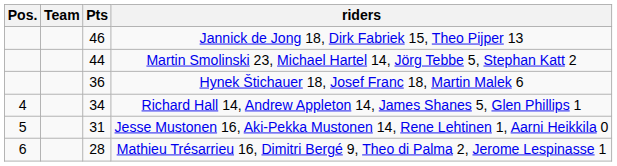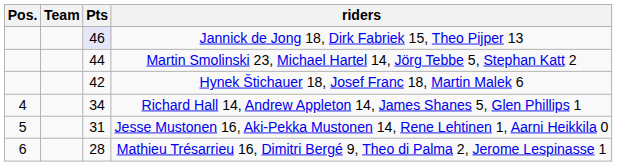(97, 37) no background -> (97, 37) lavender background
(97, 82) 36 -> (97, 82) 42
